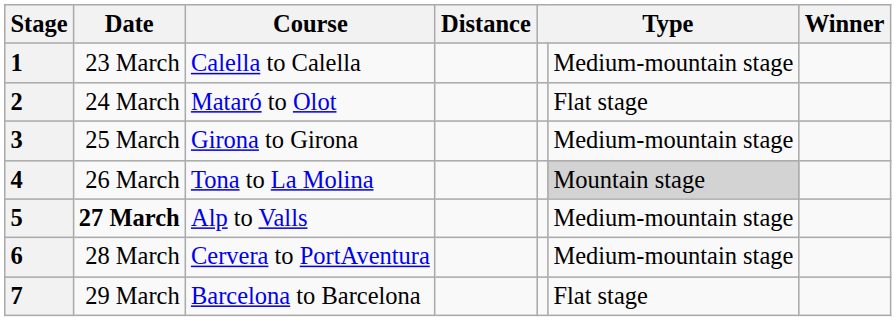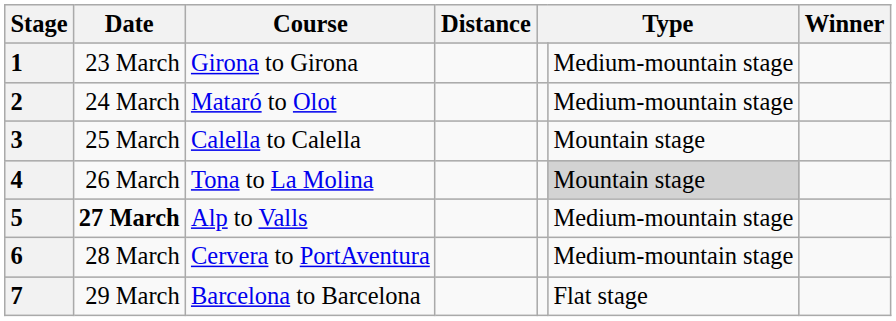(276, 62) Calella to Calella -> (275, 62) Girona to Girona
(601, 101) Flat stage -> (673, 101) Medium-mountain stage
(275, 140) Girona to Girona -> (276, 140) Calella to Calella
(673, 140) Medium-mountain stage -> (629, 140) Mountain stage
